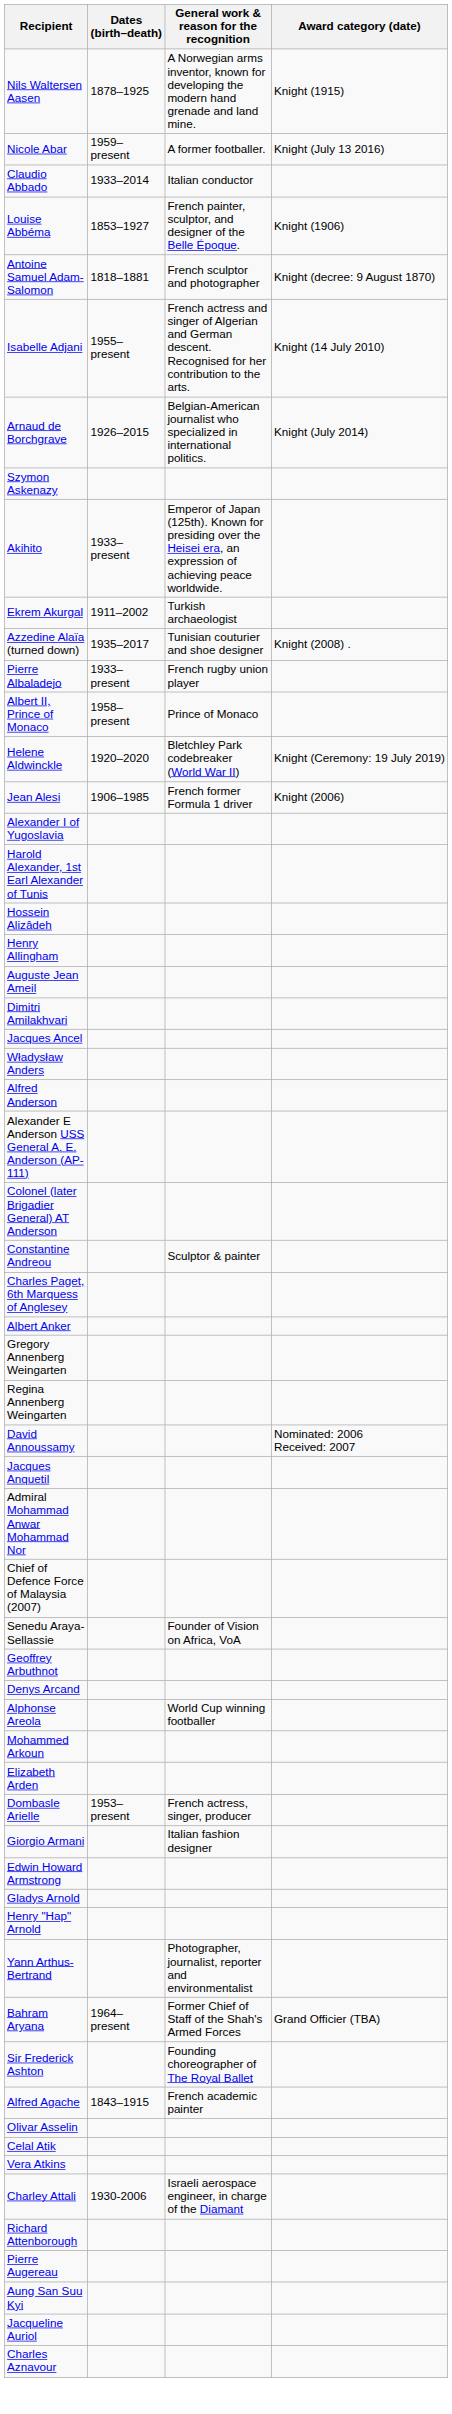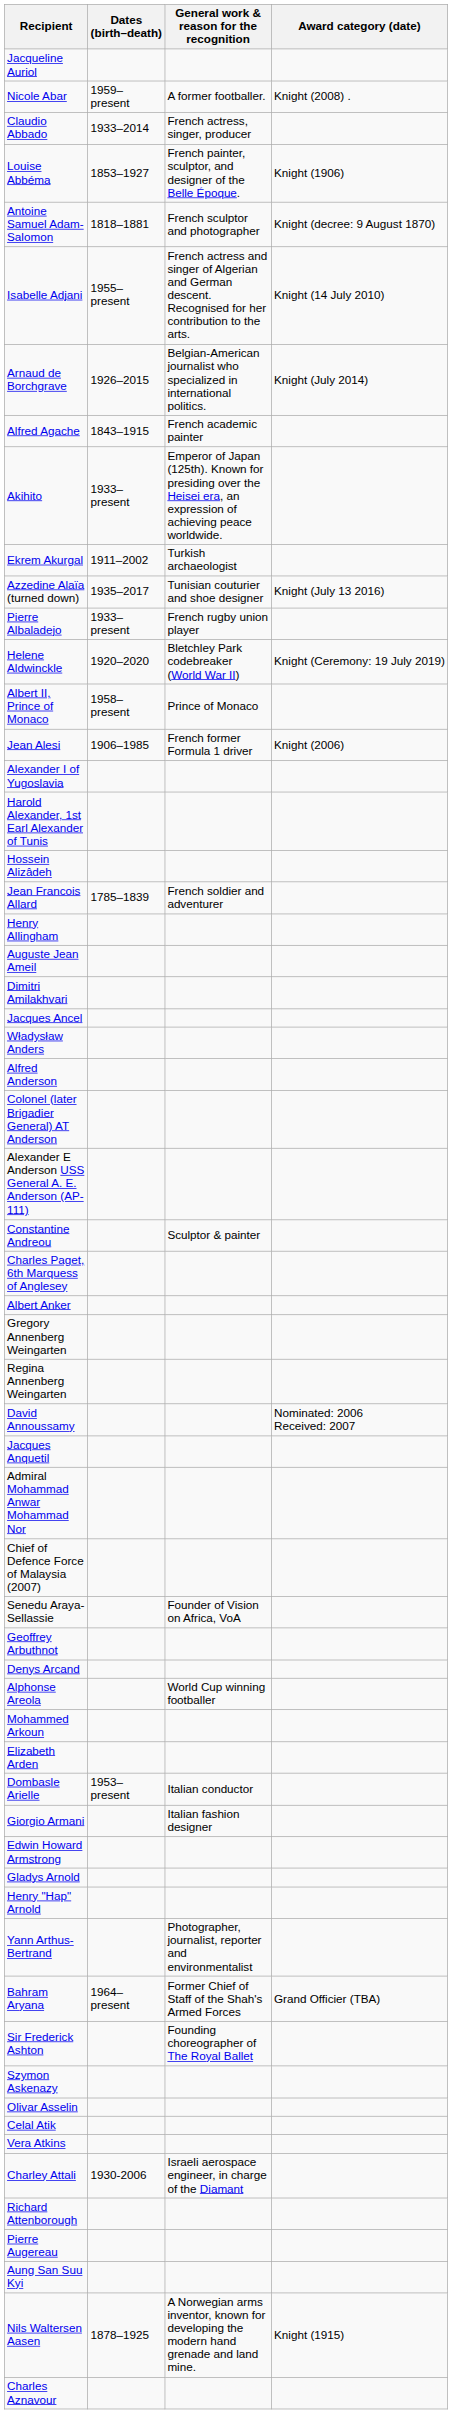rows swapped: (44, 91) <-> (35, 2329)
(329, 149) Knight (July 13 2016) -> (312, 96) Knight (2008) .
(210, 181) Italian conductor -> (209, 128) French actress, singer, producer
rows swapped: (43, 2102) <-> (32, 483)
(312, 644) Knight (2008) . -> (329, 592) Knight (July 13 2016)
rows swapped: (30, 714) <-> (35, 759)
+ row: (44, 897)
rows swapped: (42, 1211) <-> (46, 1146)
(209, 1810) French actress, singer, producer -> (210, 1789) Italian conductor
